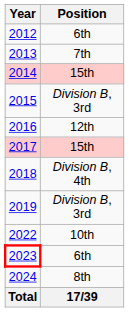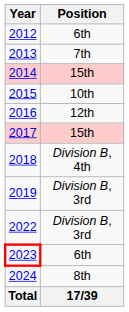(82, 100) Division B, 3rd -> (82, 93) 10th
(82, 235) 10th -> (82, 227) Division B, 3rd
